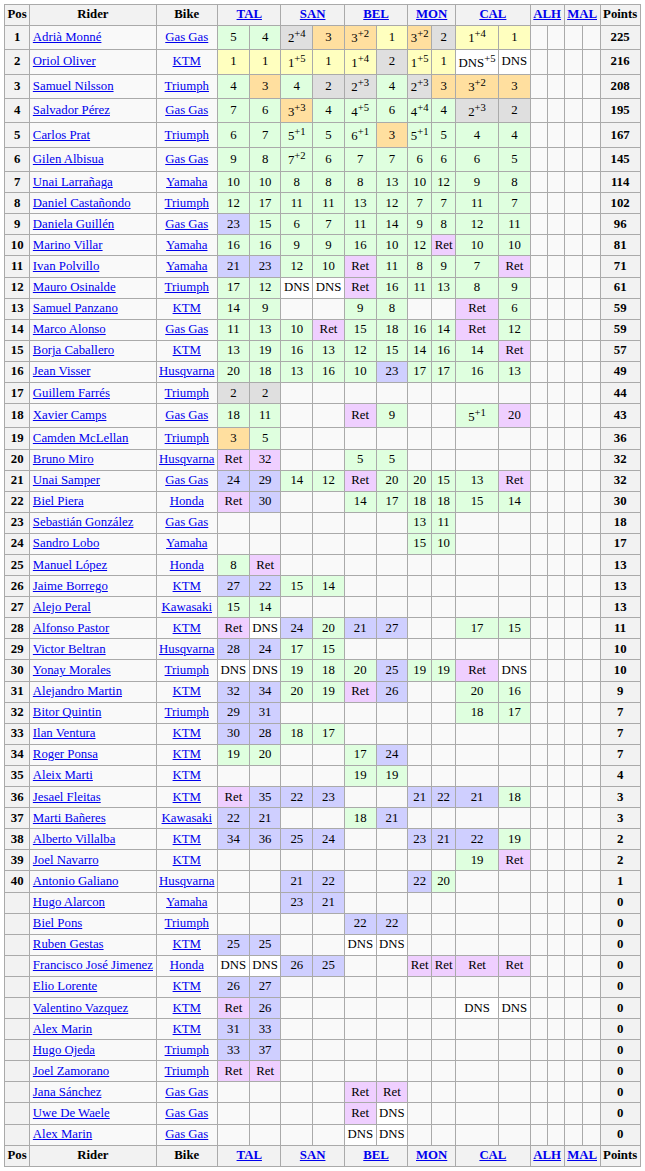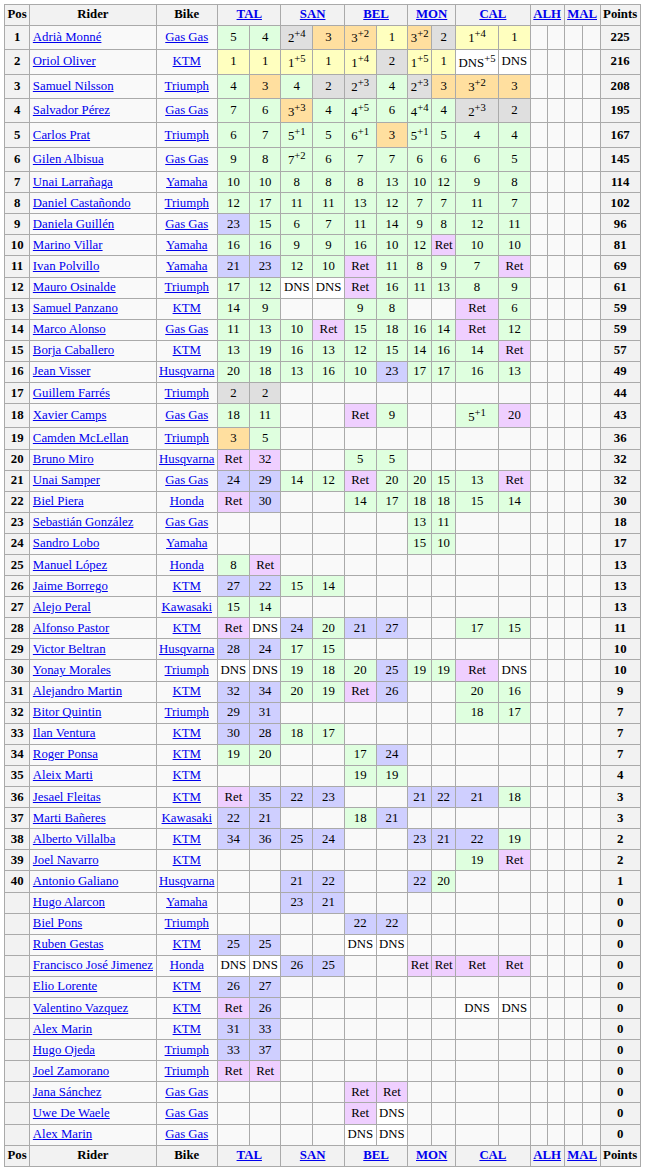(620, 266) 71 -> (620, 266) 69
